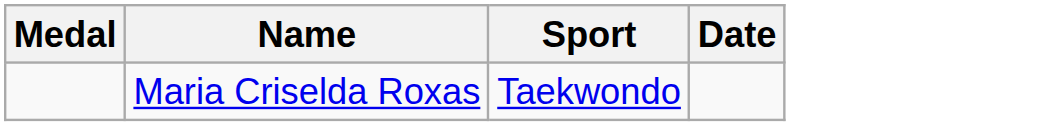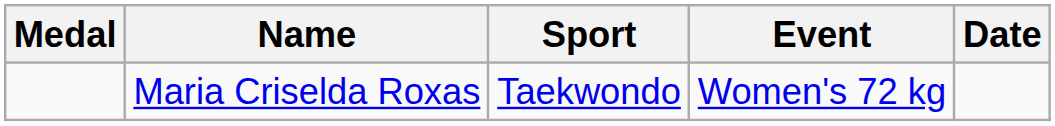+ column: (822, 34)
